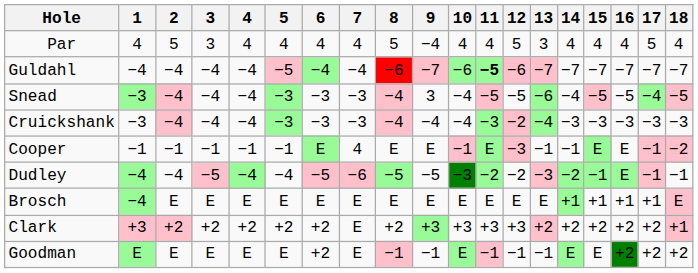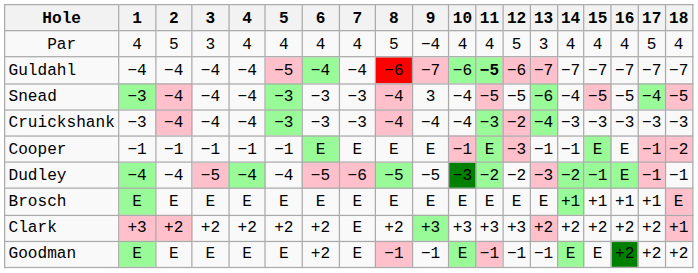(357, 149) 4 -> (357, 149) E
(137, 202) −4 -> (137, 202) E
